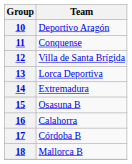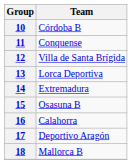(74, 27) Deportivo Aragón -> (60, 27) Córdoba B
(60, 136) Córdoba B -> (74, 136) Deportivo Aragón
